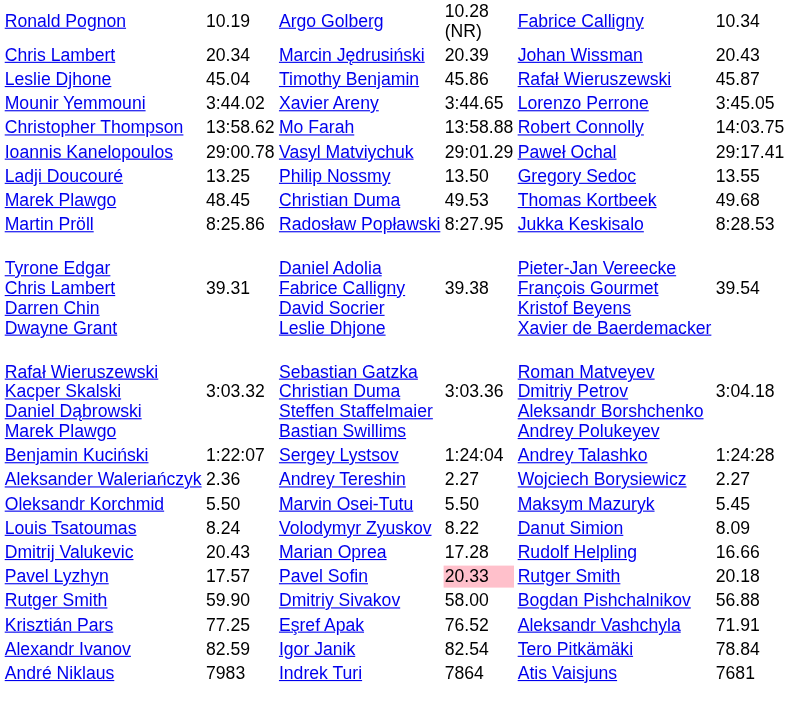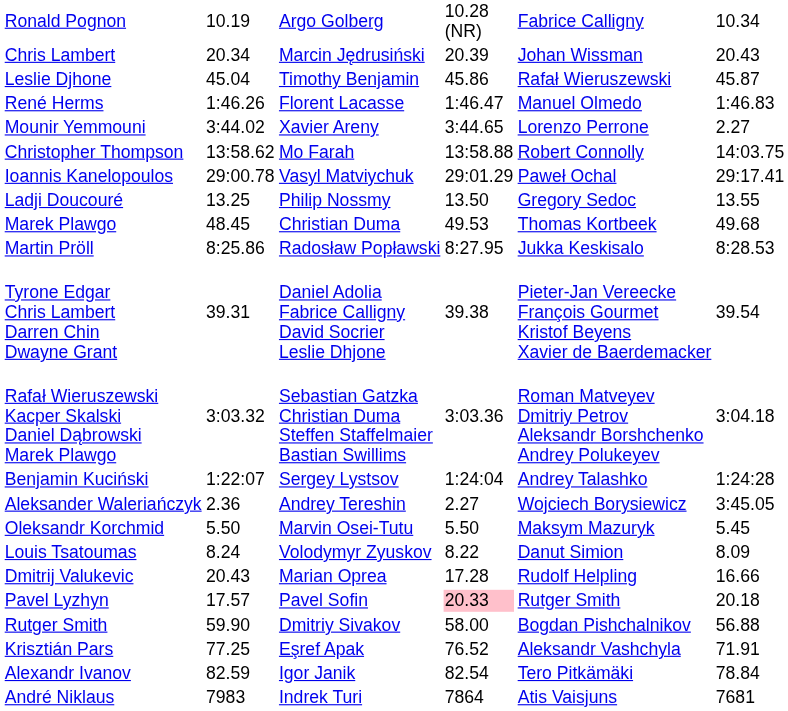+ row: (54, 103)
(745, 103) 3:45.05 -> (733, 127) 2.27
(733, 479) 2.27 -> (745, 503) 3:45.05
